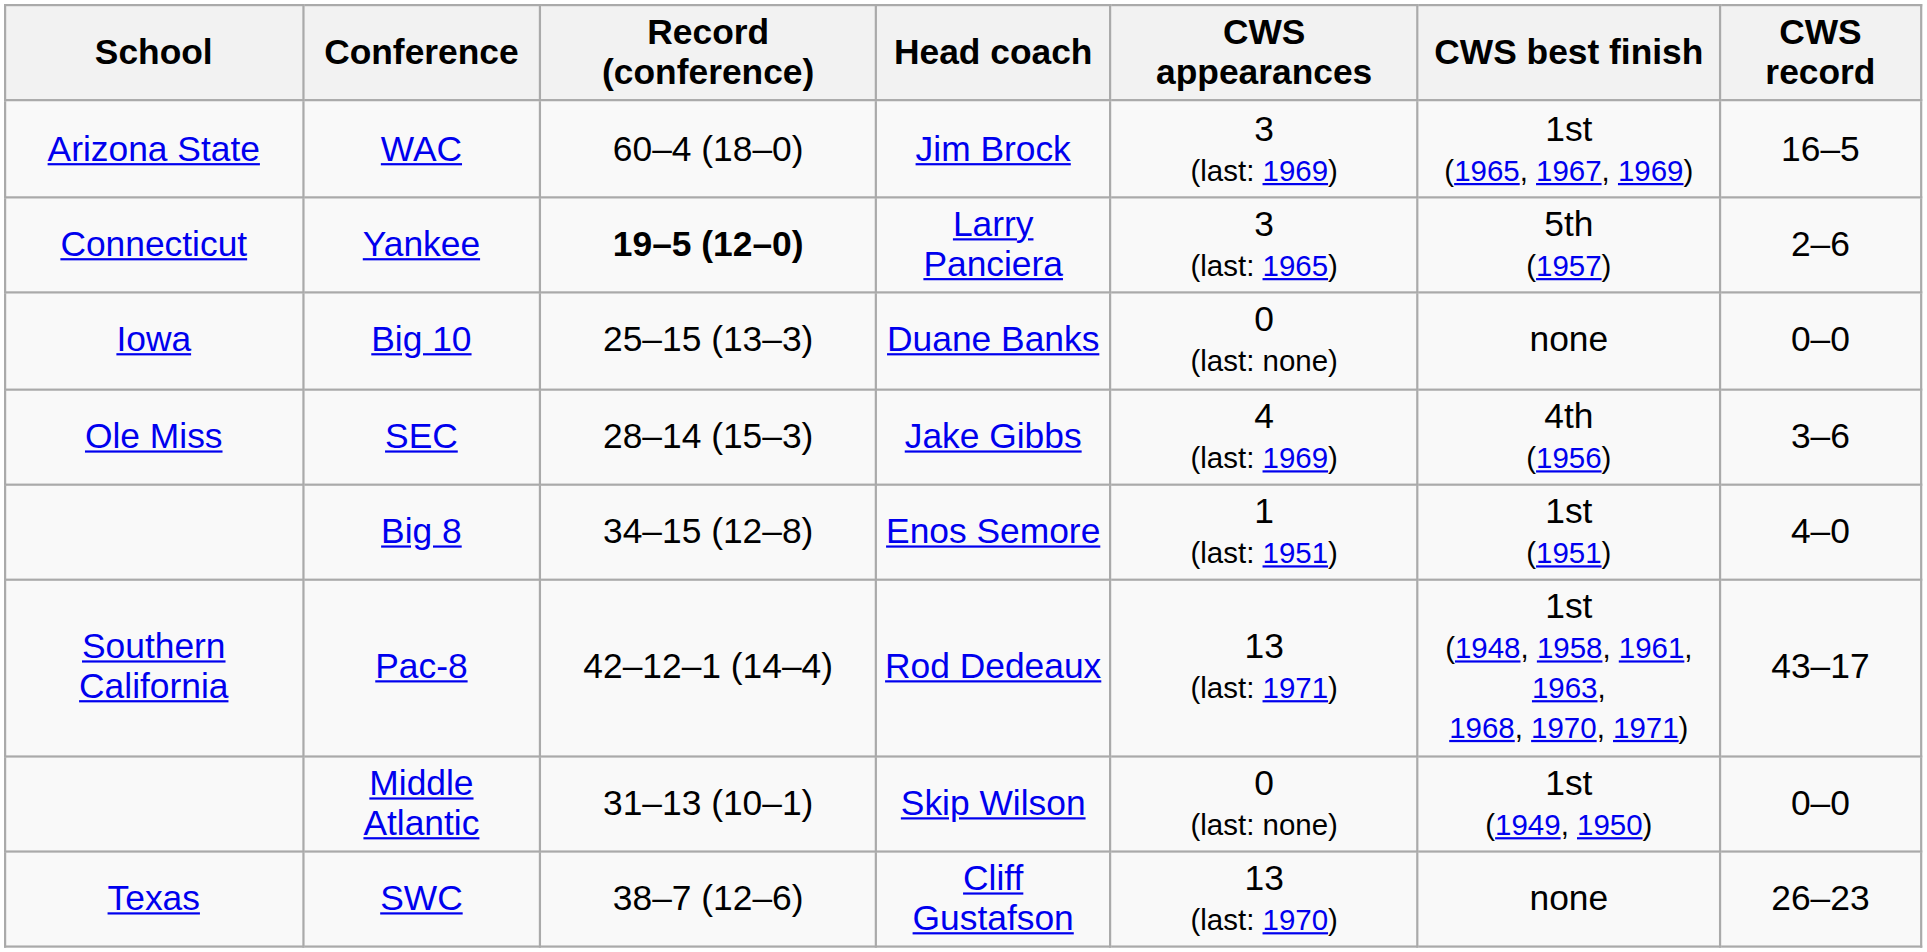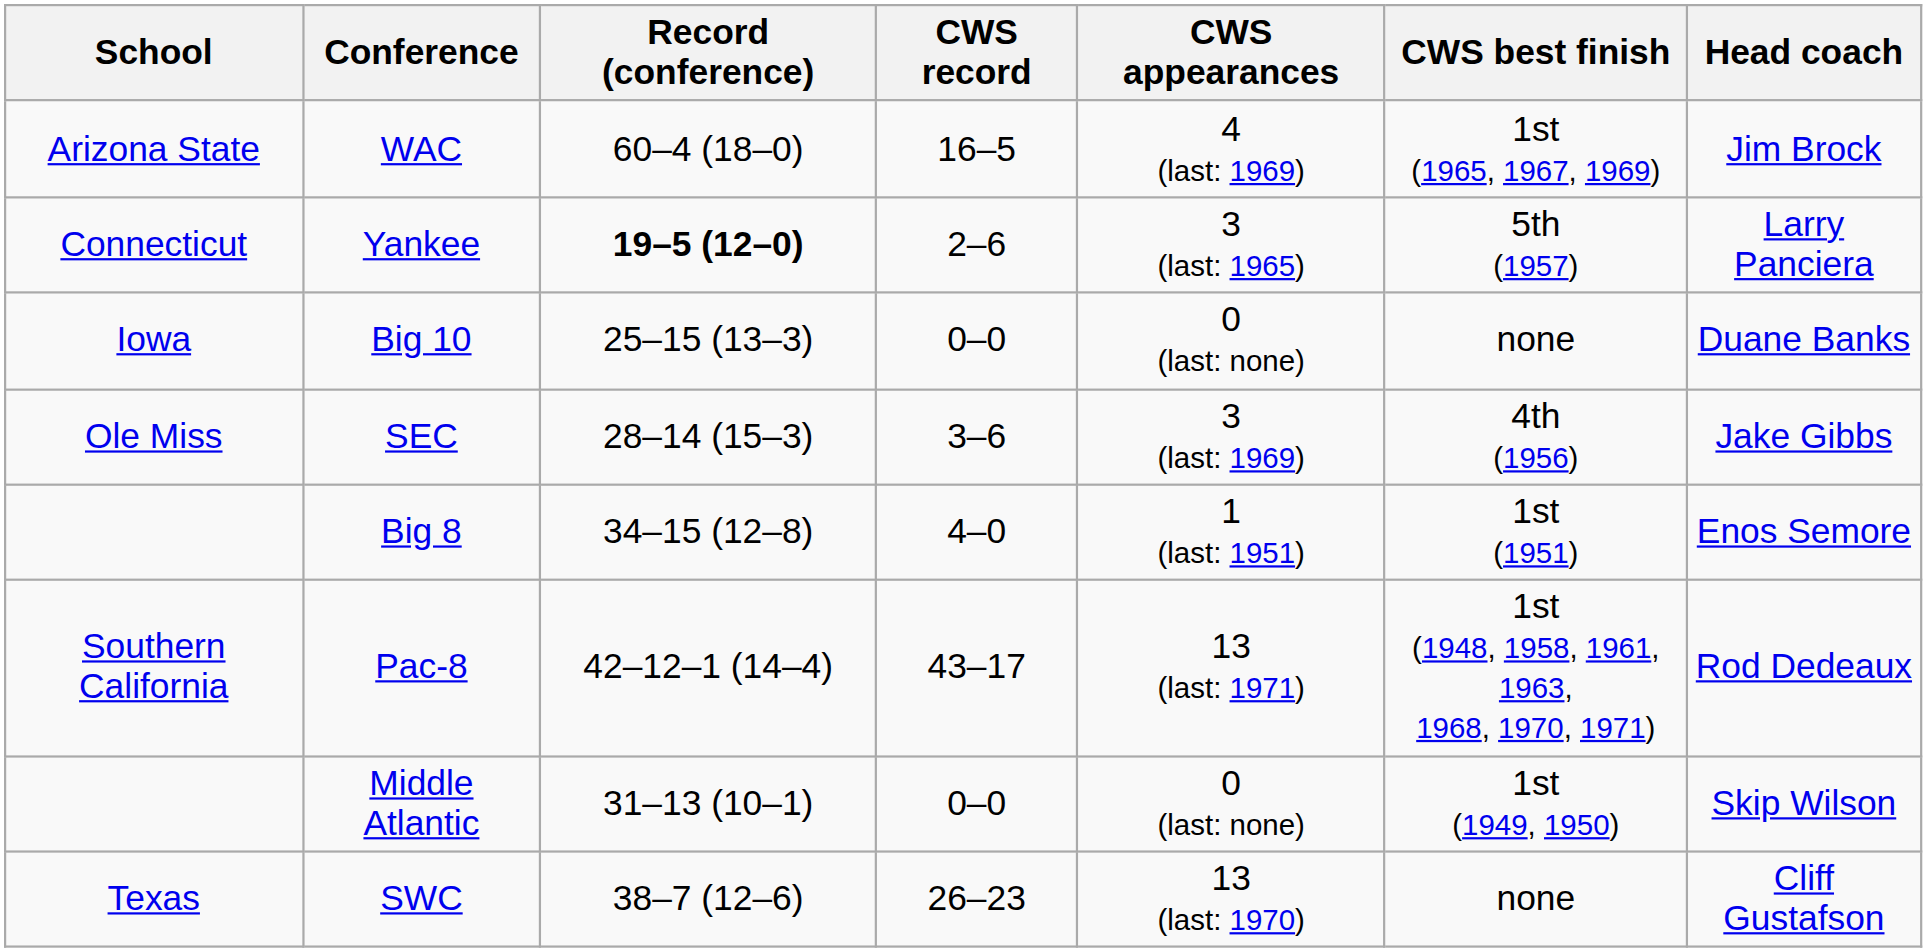columns swapped: (993, 52) <-> (1820, 52)
(1264, 148) 3 (last: 1969) -> (1231, 148) 4 (last: 1969)
(1264, 435) 4 (last: 1969) -> (1231, 435) 3 (last: 1969)
